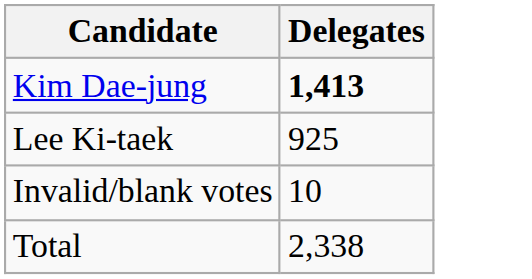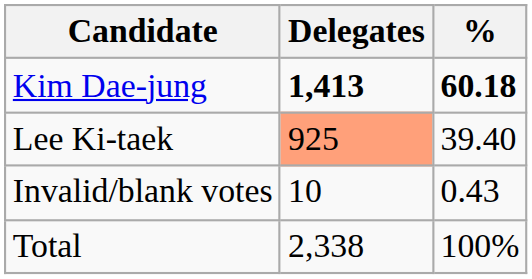+ column: (480, 31)
(313, 138) no background -> (313, 138) lightsalmon background
